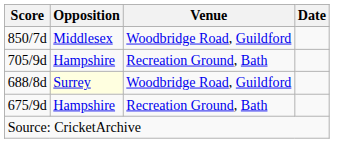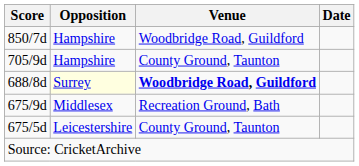(83, 37) Middlesex -> (84, 37) Hampshire
(197, 60) Recreation Ground, Bath -> (209, 60) County Ground, Taunton
(209, 82) normal -> (227, 82) bold
(84, 104) Hampshire -> (83, 104) Middlesex
+ row: (27, 127)
